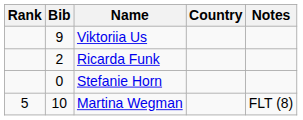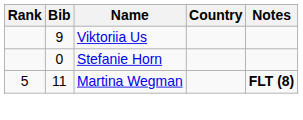- row: (118, 59)
(59, 103) 10 -> (59, 81) 11
(271, 103) normal -> (272, 81) bold
